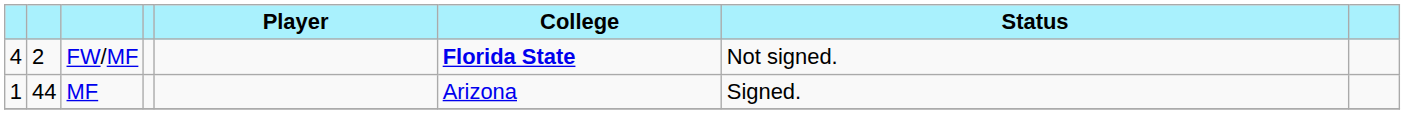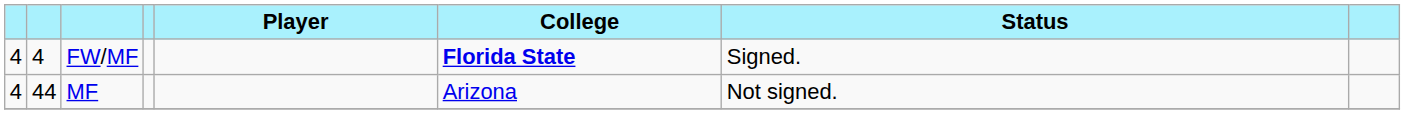(38, 56) 2 -> (38, 56) 4
(782, 56) Not signed. -> (764, 56) Signed.
(16, 91) 1 -> (16, 91) 4
(764, 91) Signed. -> (782, 91) Not signed.
